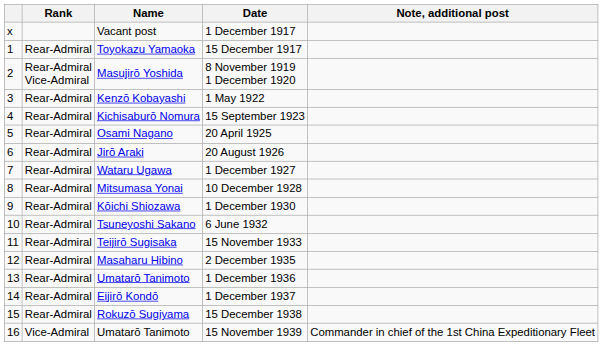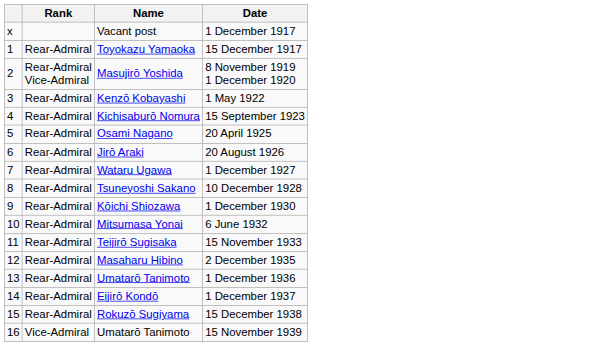- column: (453, 13)
(140, 188) Mitsumasa Yonai -> (146, 188) Tsuneyoshi Sakano
(146, 224) Tsuneyoshi Sakano -> (140, 224) Mitsumasa Yonai
